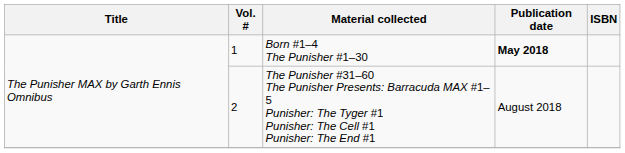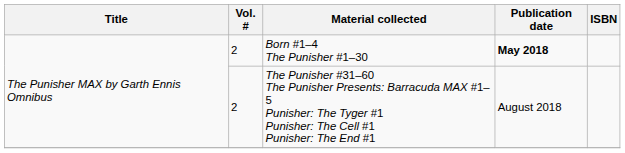(234, 50) 1 -> (234, 50) 2
